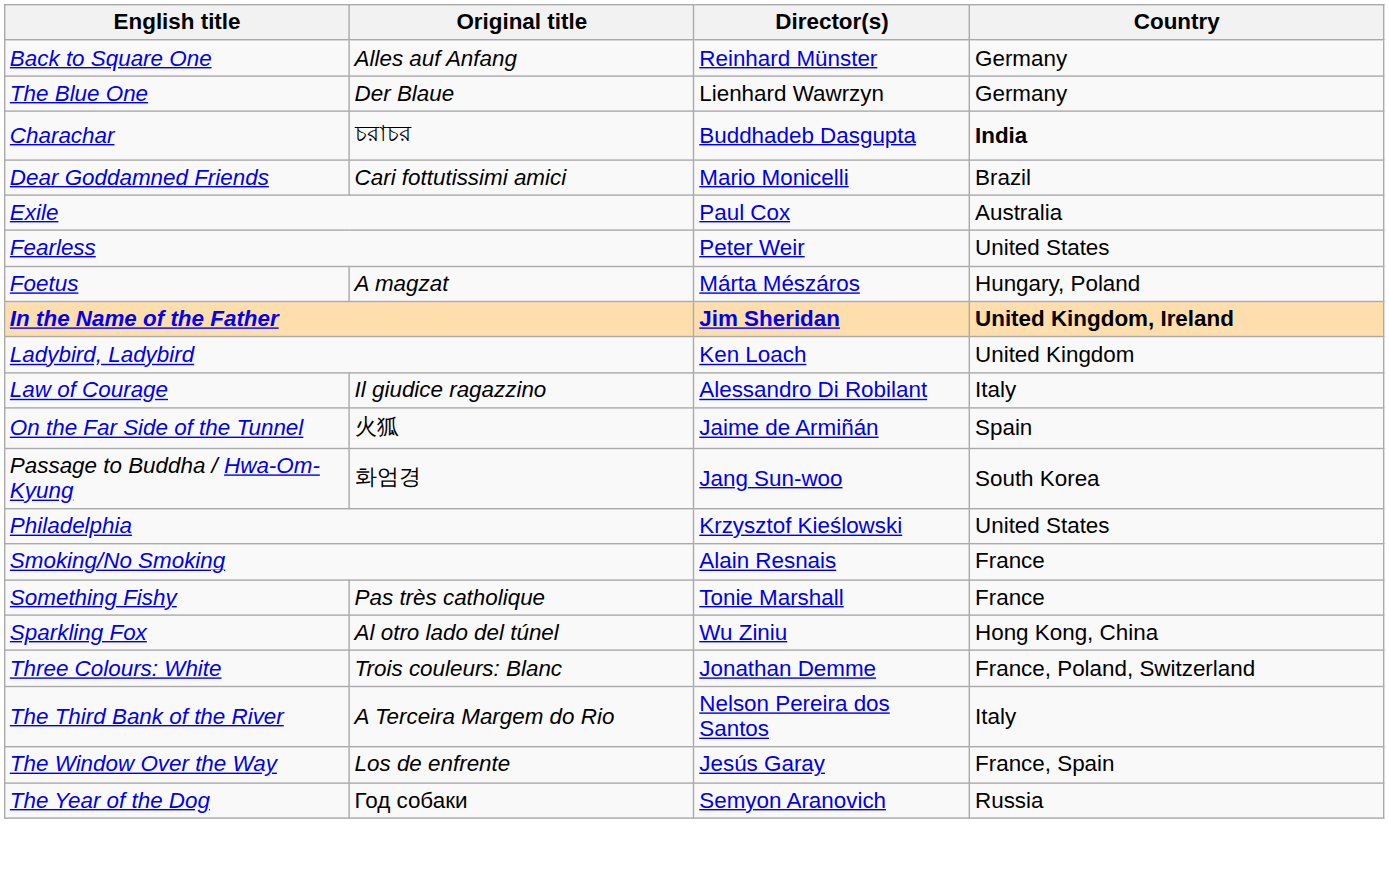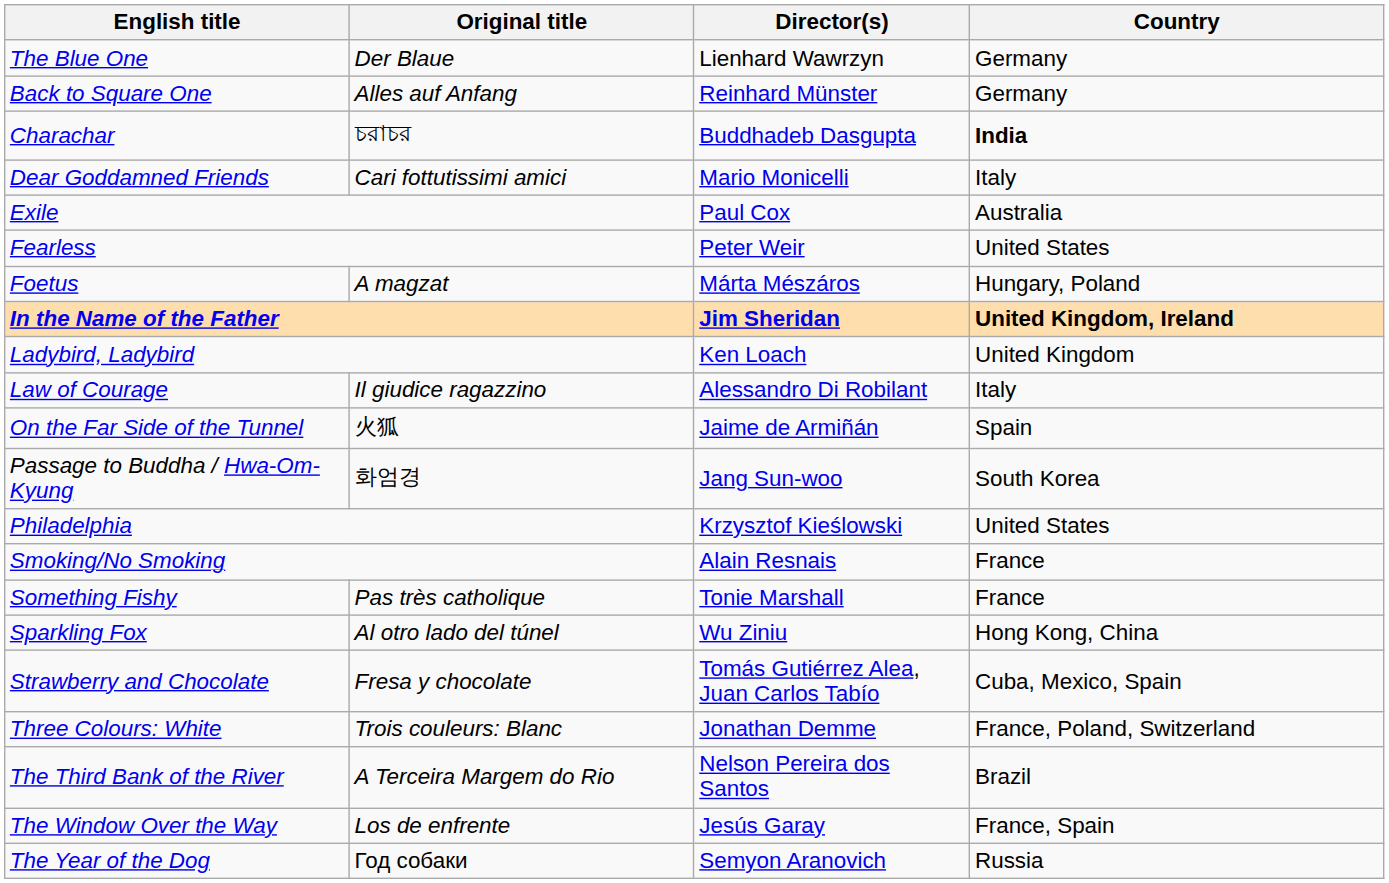rows swapped: (111, 57) <-> (79, 93)
(1003, 176) Brazil -> (996, 176) Italy
+ row: (139, 680)
(996, 716) Italy -> (1003, 777) Brazil
